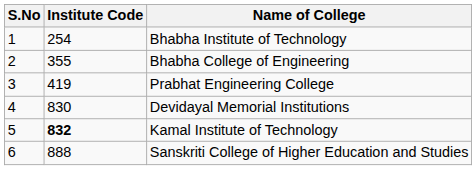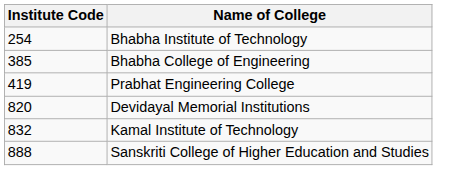- column: (24, 15)
(59, 61) 355 -> (20, 61) 385
(59, 107) 830 -> (20, 107) 820
(59, 130) bold -> (20, 130) normal
